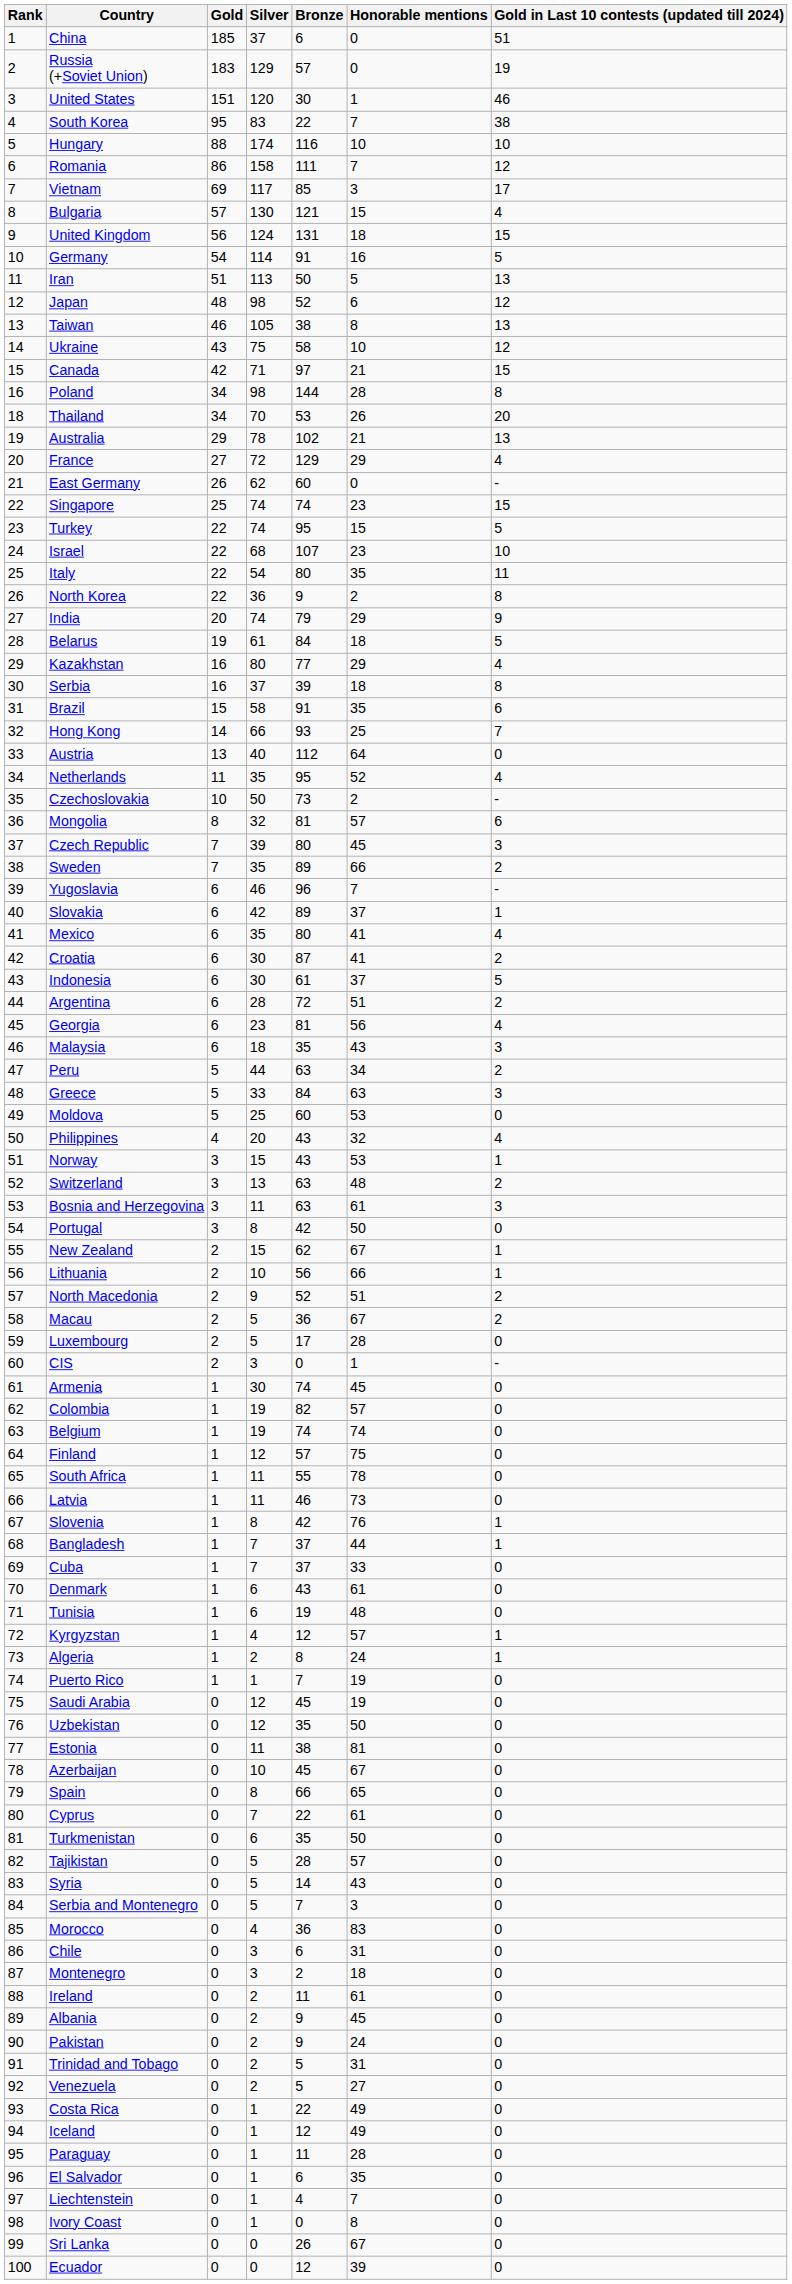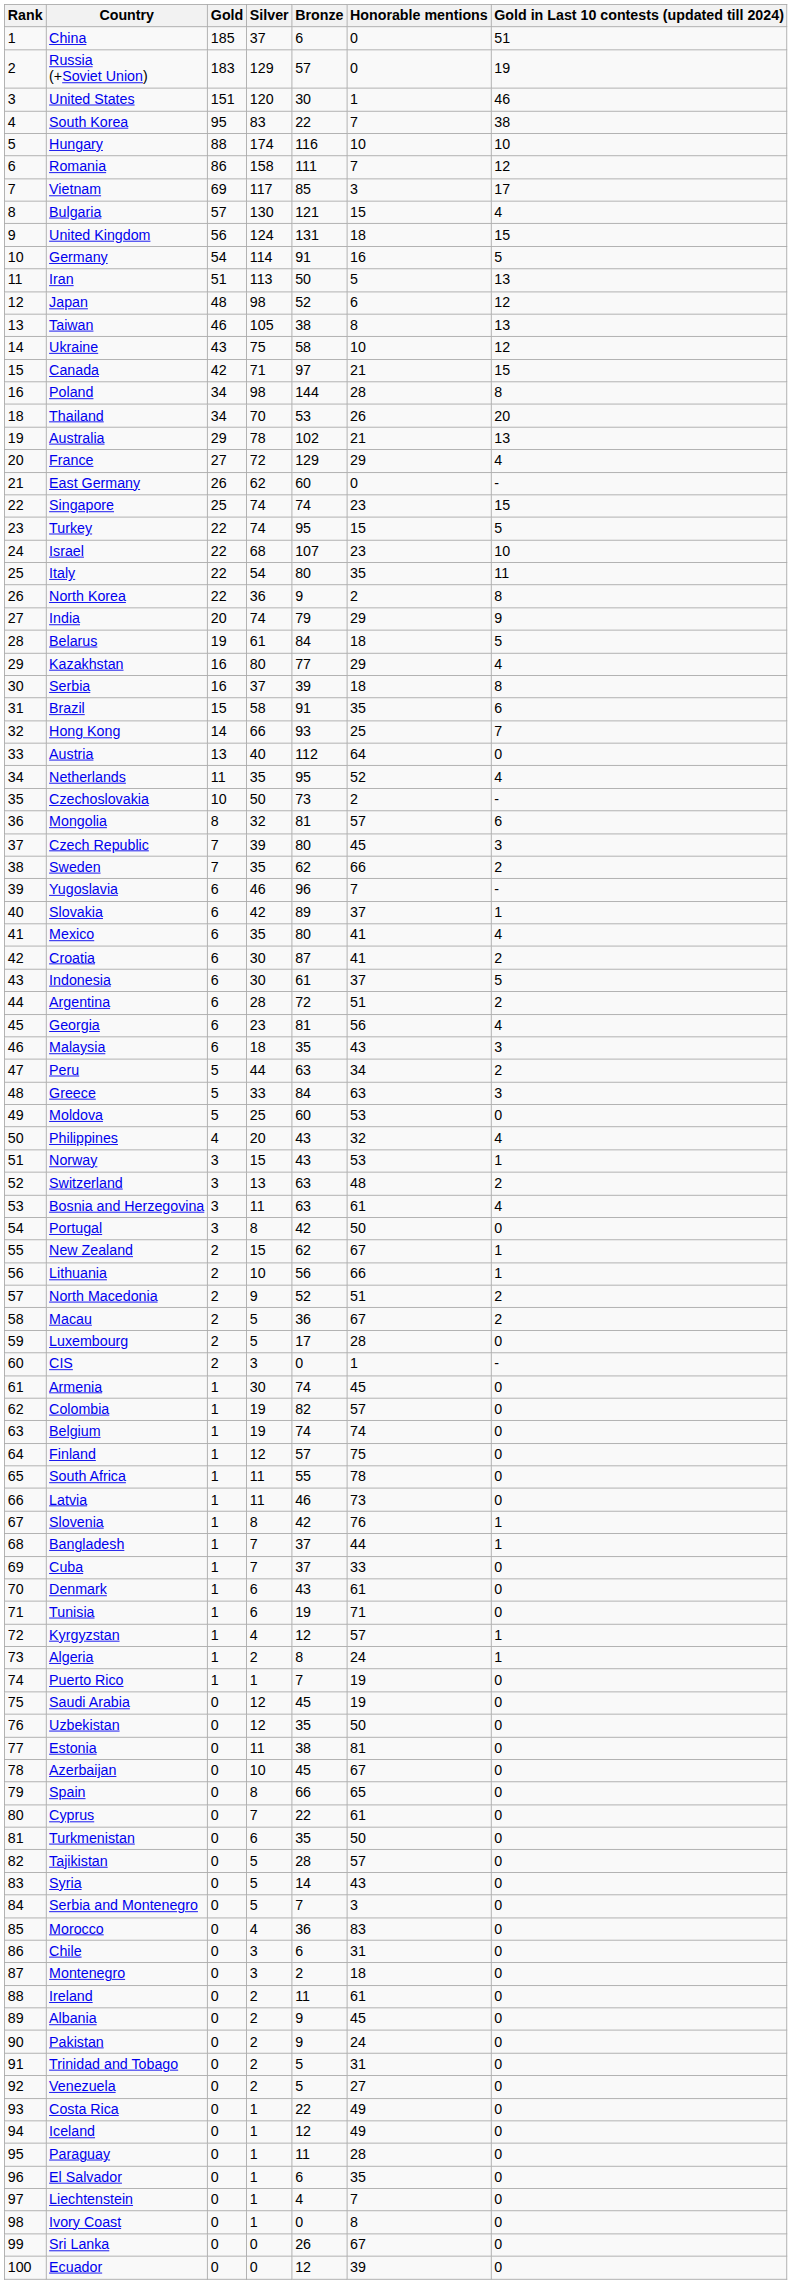(303, 867) 89 -> (303, 867) 62
(498, 1206) 3 -> (498, 1206) 4
(358, 1612) 48 -> (358, 1612) 71
